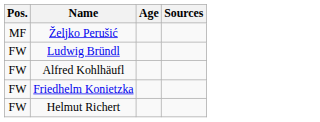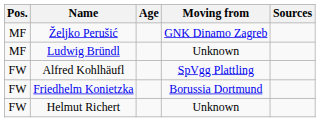+ column: (216, 13)
(17, 51) FW -> (17, 51) MF
